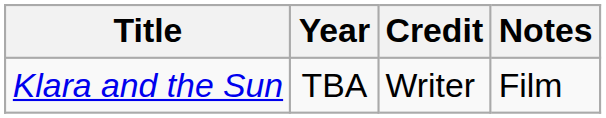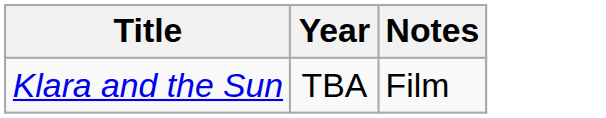- column: (434, 31)
